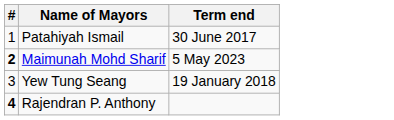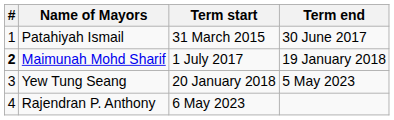+ column: (224, 15)
(209, 59) 5 May 2023 -> (334, 59) 19 January 2018
(224, 81) 19 January 2018 -> (319, 81) 5 May 2023
(12, 103) bold -> (12, 103) normal
